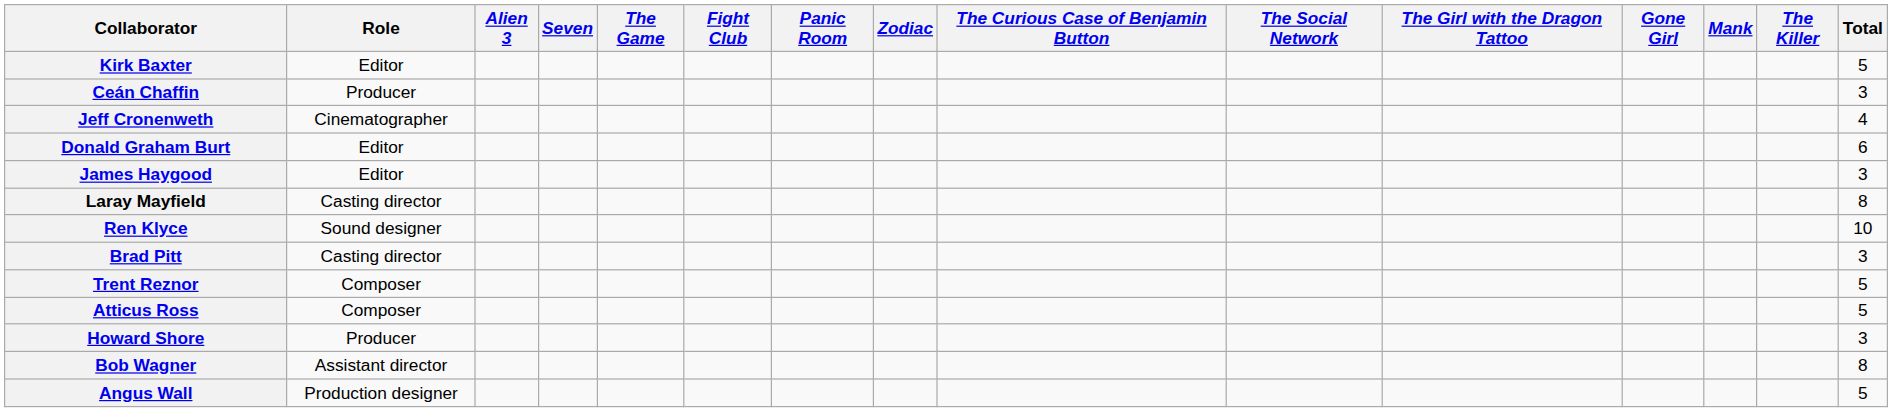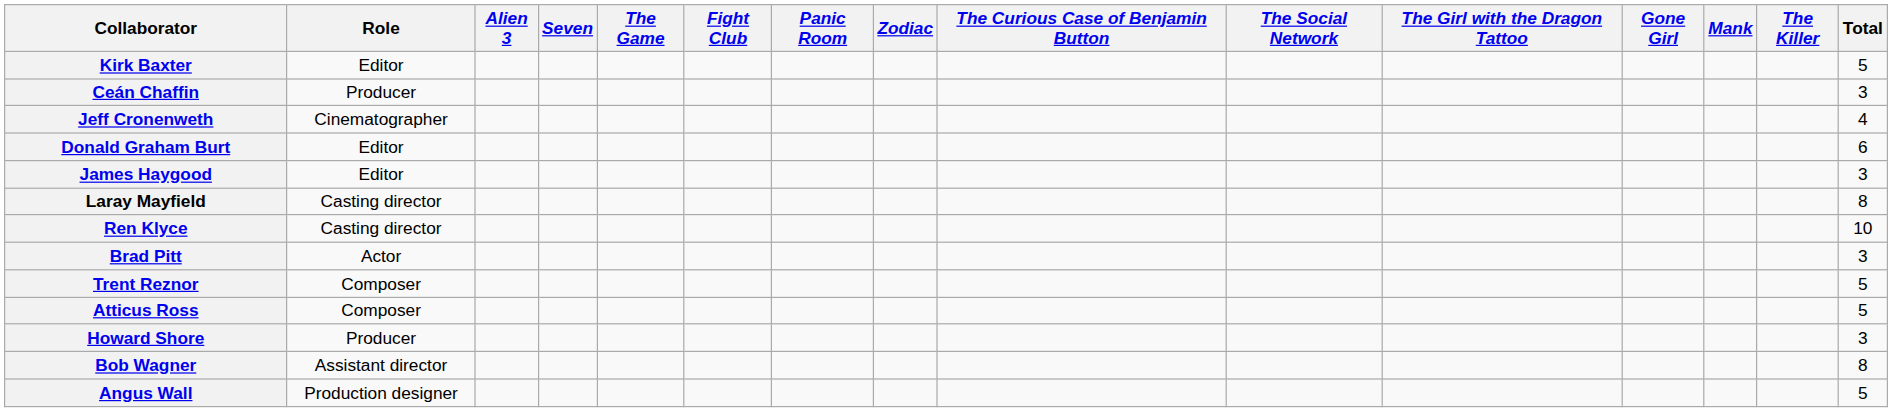(381, 229) Sound designer -> (381, 229) Casting director
(381, 256) Casting director -> (381, 256) Actor
